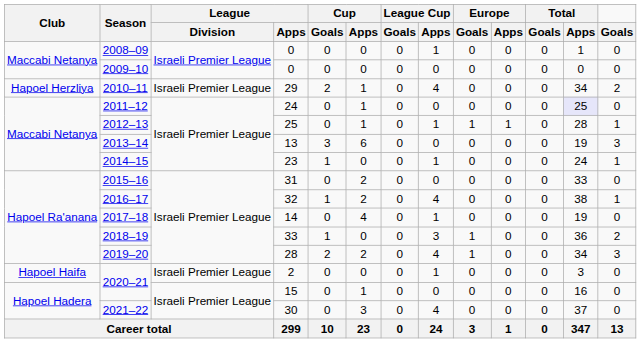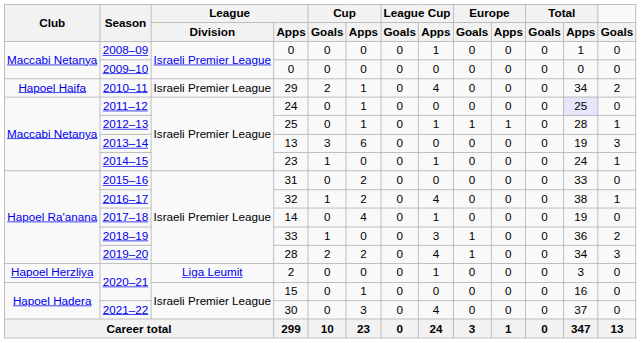(52, 87) Hapoel Herzliya -> (52, 87) Hapoel Haifa
(52, 273) Hapoel Haifa -> (52, 273) Hapoel Herzliya
(212, 273) Israeli Premier League -> (212, 273) Liga Leumit
